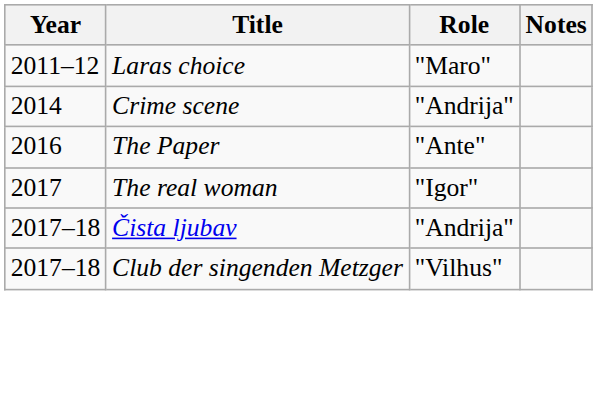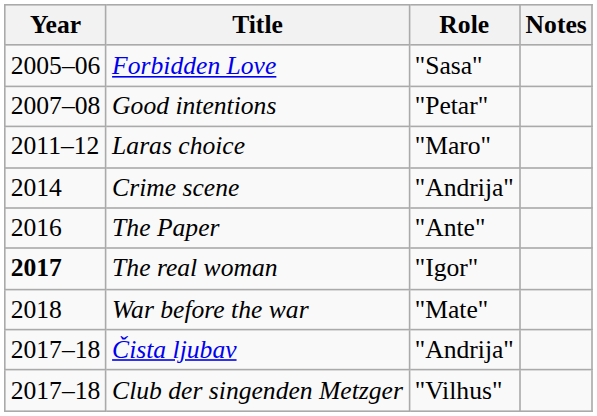+ row: (194, 65)
+ row: (194, 106)
(36, 187) normal -> (36, 268) bold
+ row: (210, 308)
